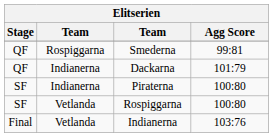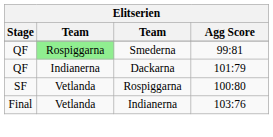(75, 50) no background -> (75, 50) lightgreen background
- row: (153, 86)
